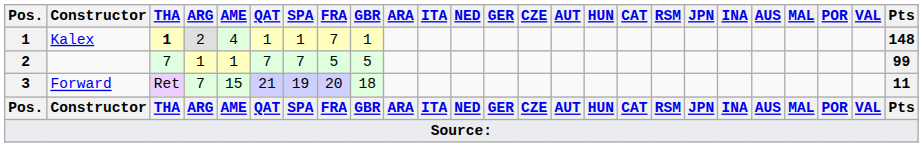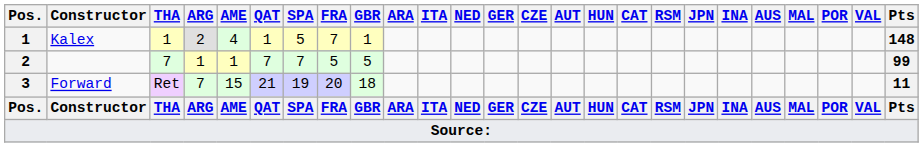(167, 39) bold -> (167, 39) normal
(300, 39) 1 -> (300, 39) 5
